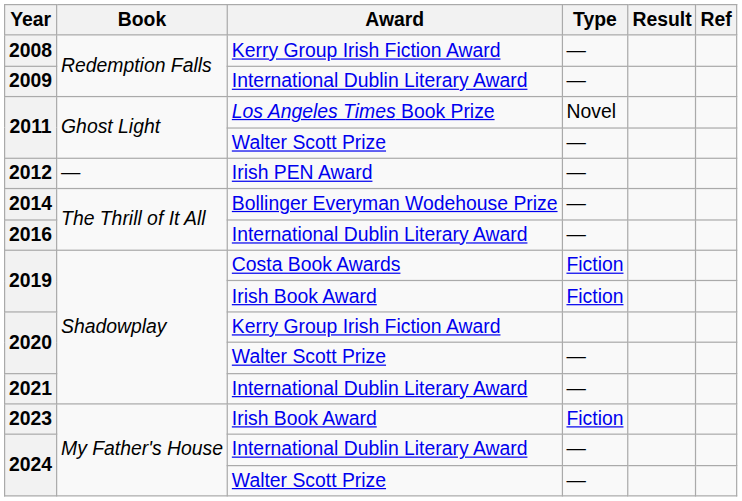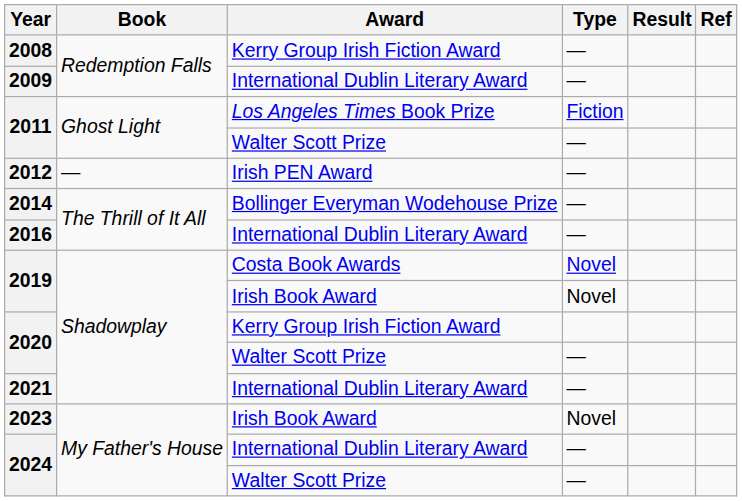(591, 111) Novel -> (595, 111) Fiction
(595, 265) Fiction -> (591, 265) Novel
(595, 296) Fiction -> (591, 296) Novel
(595, 419) Fiction -> (591, 419) Novel
